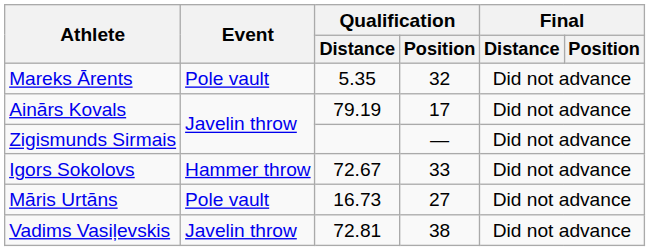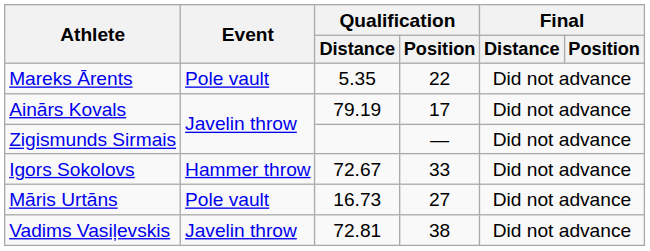(440, 79) 32 -> (440, 79) 22
